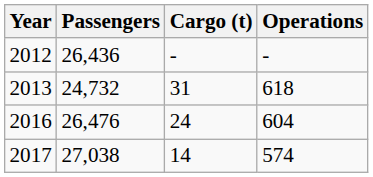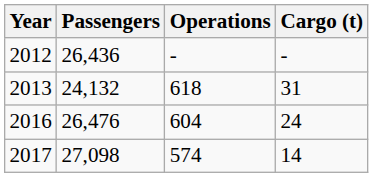columns swapped: (313, 21) <-> (211, 21)
(91, 88) 24,732 -> (91, 88) 24,132
(91, 155) 27,038 -> (91, 155) 27,098
